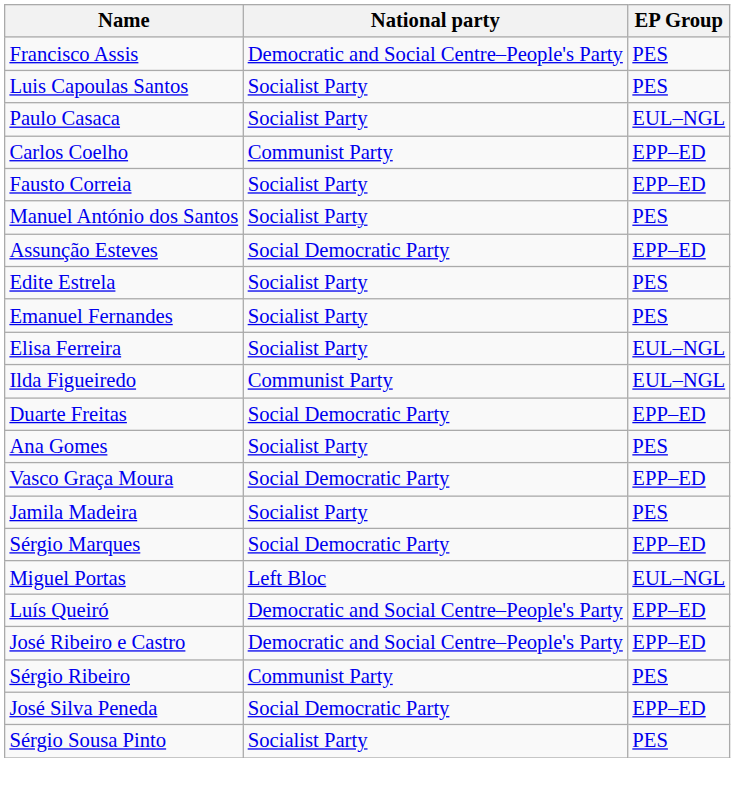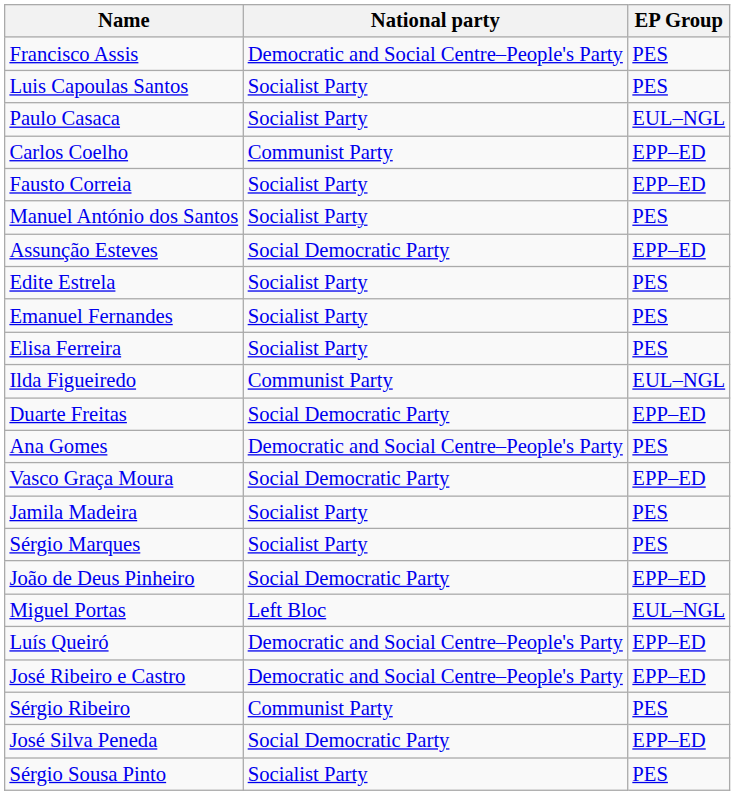(679, 348) EUL–NGL -> (650, 348) PES
(308, 446) Socialist Party -> (435, 446) Democratic and Social Centre–People's Party
(349, 544) Social Democratic Party -> (308, 544) Socialist Party
(669, 544) EPP–ED -> (650, 544) PES
+ row: (102, 577)
